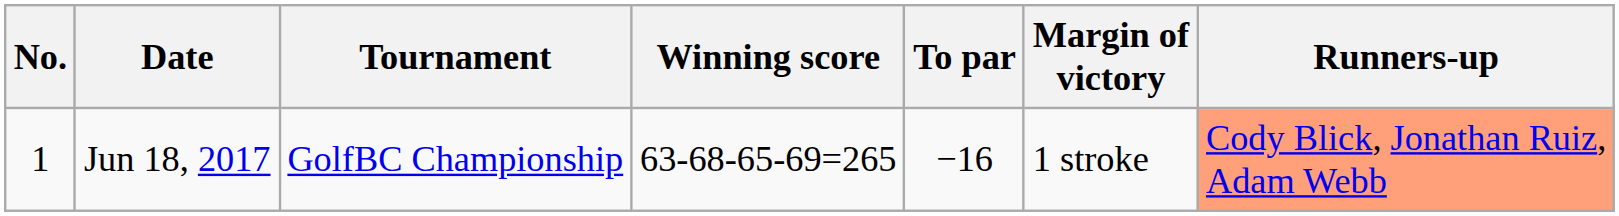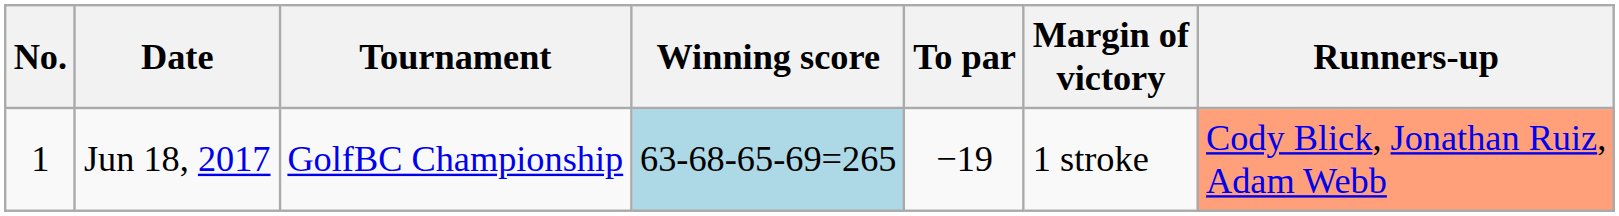(768, 159) no background -> (768, 159) lightblue background
(965, 159) −16 -> (965, 159) −19
